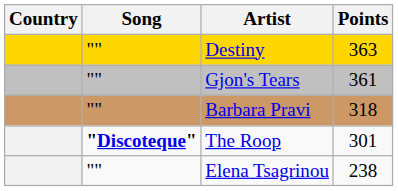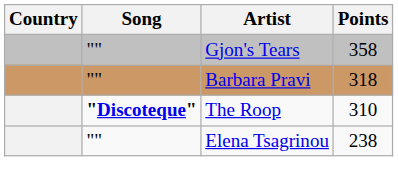- row: (235, 49)
(363, 79) 361 -> (363, 49) 358
(363, 140) 301 -> (363, 110) 310
